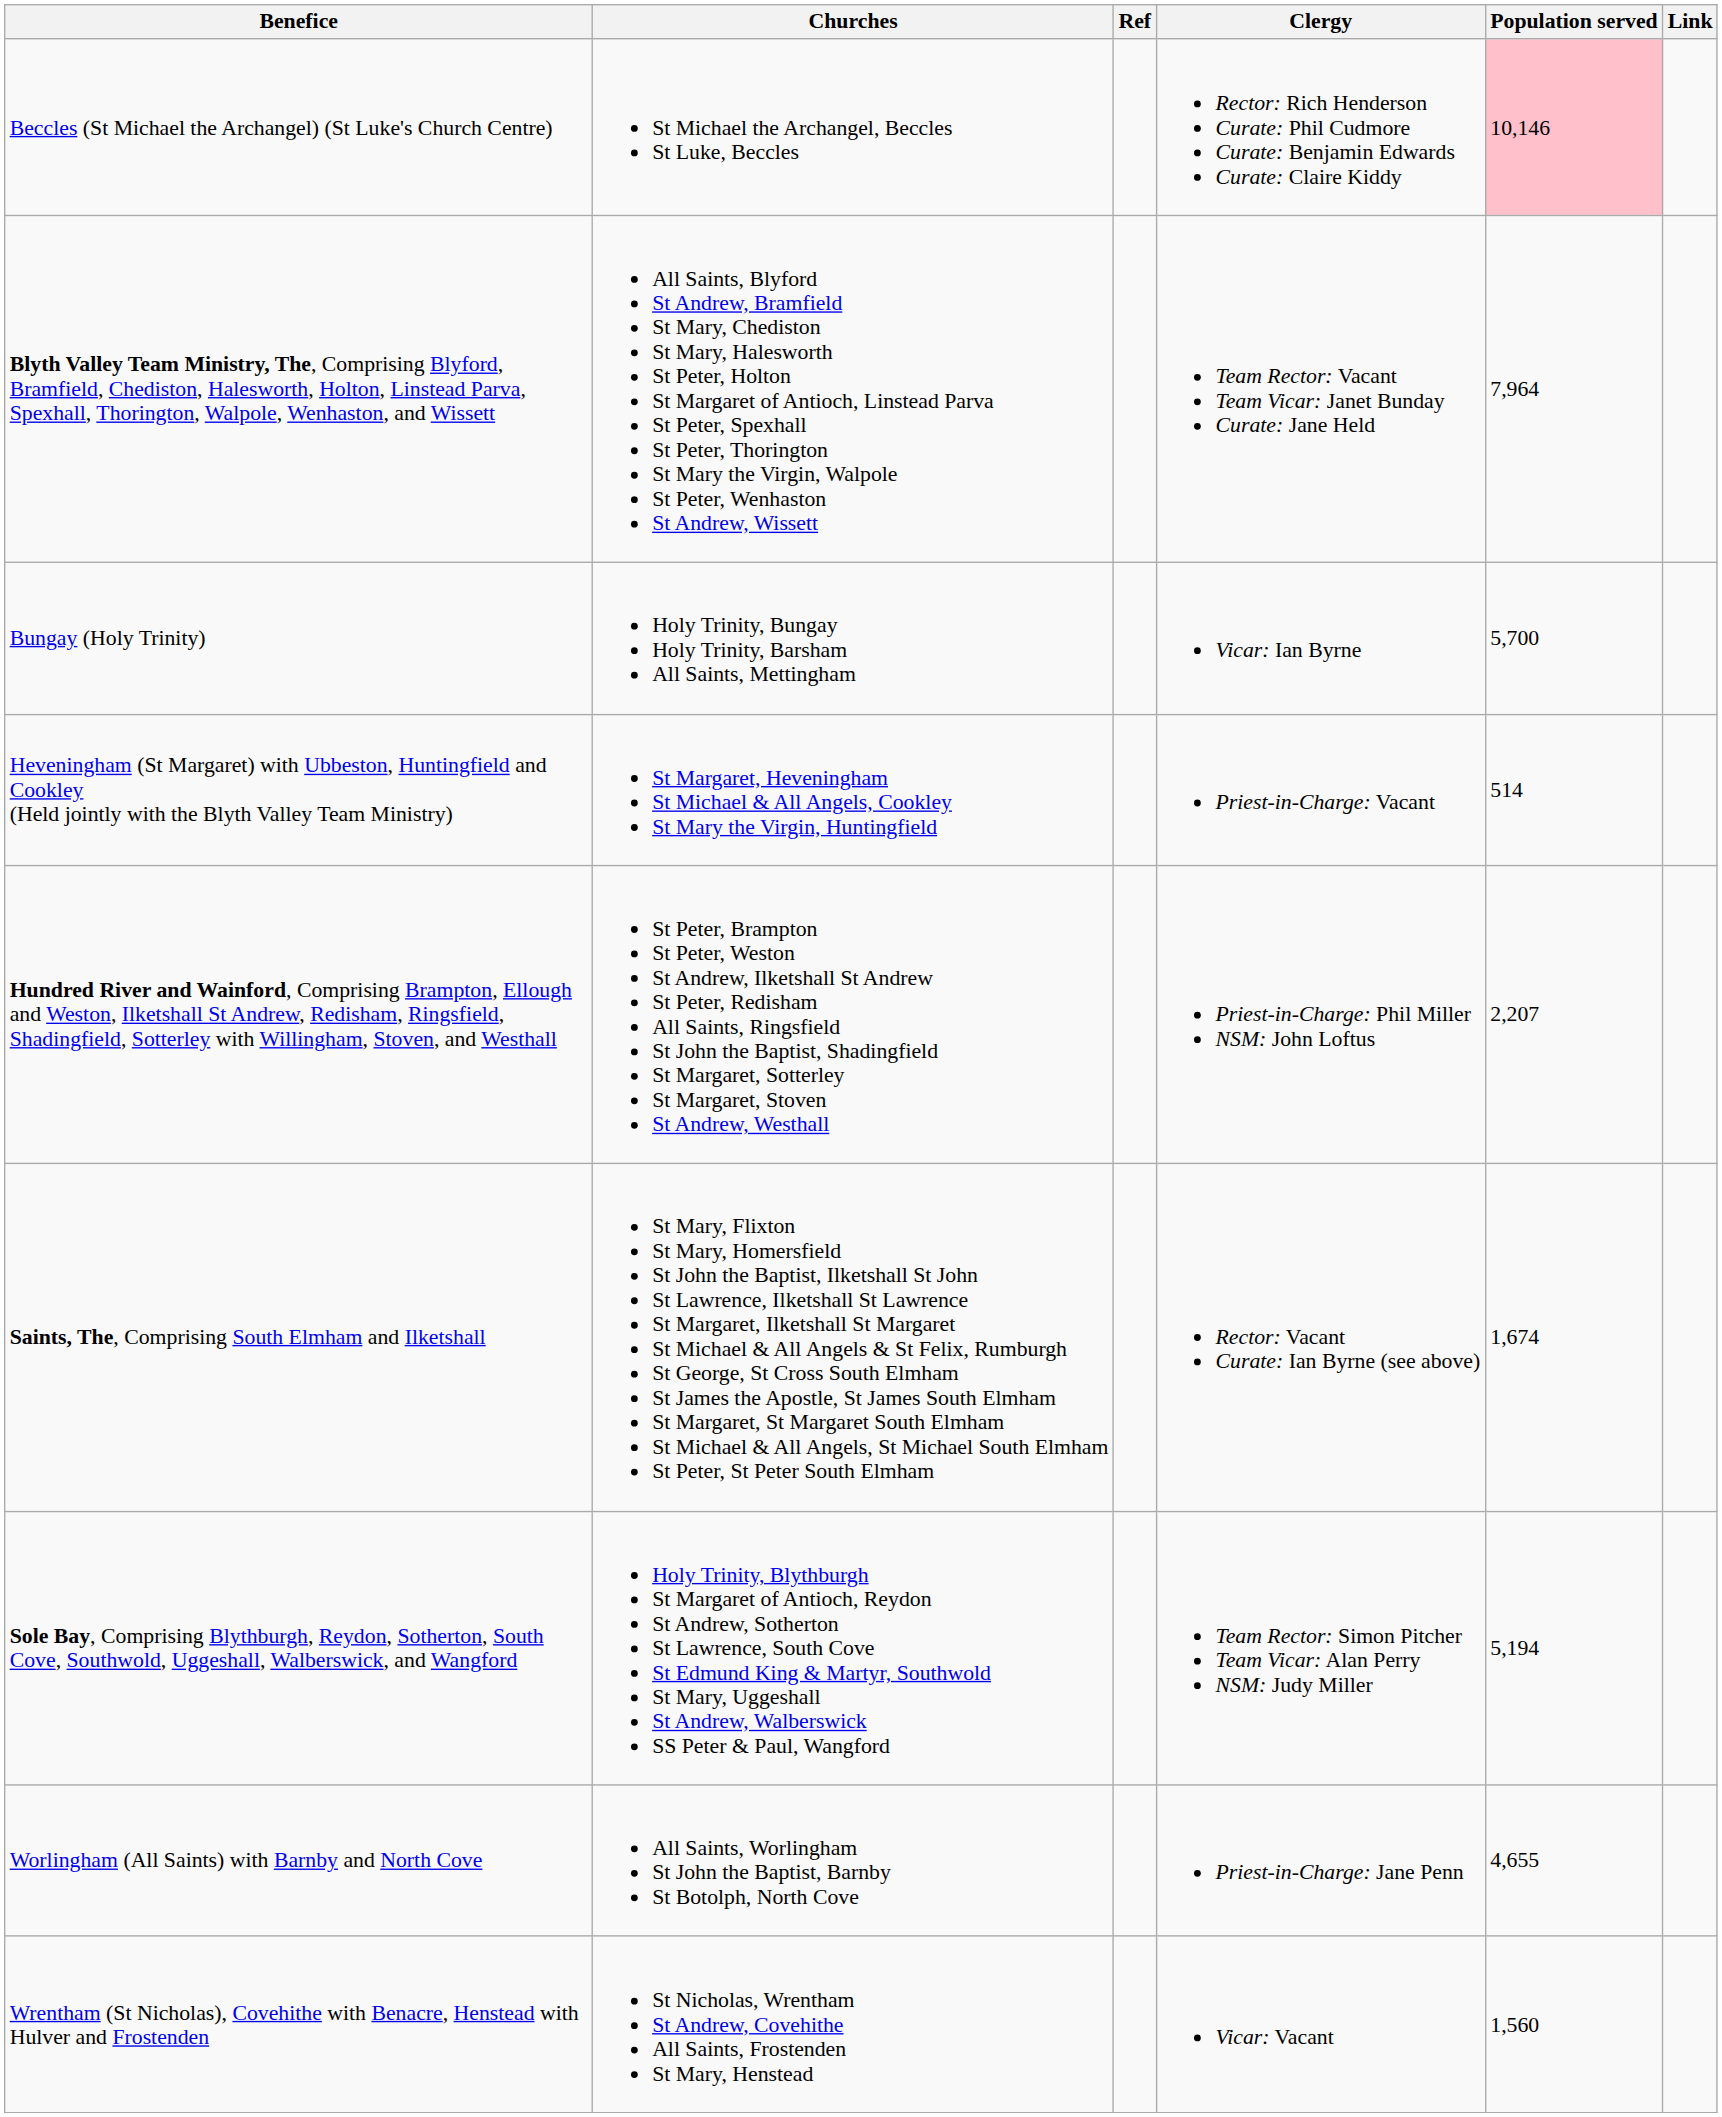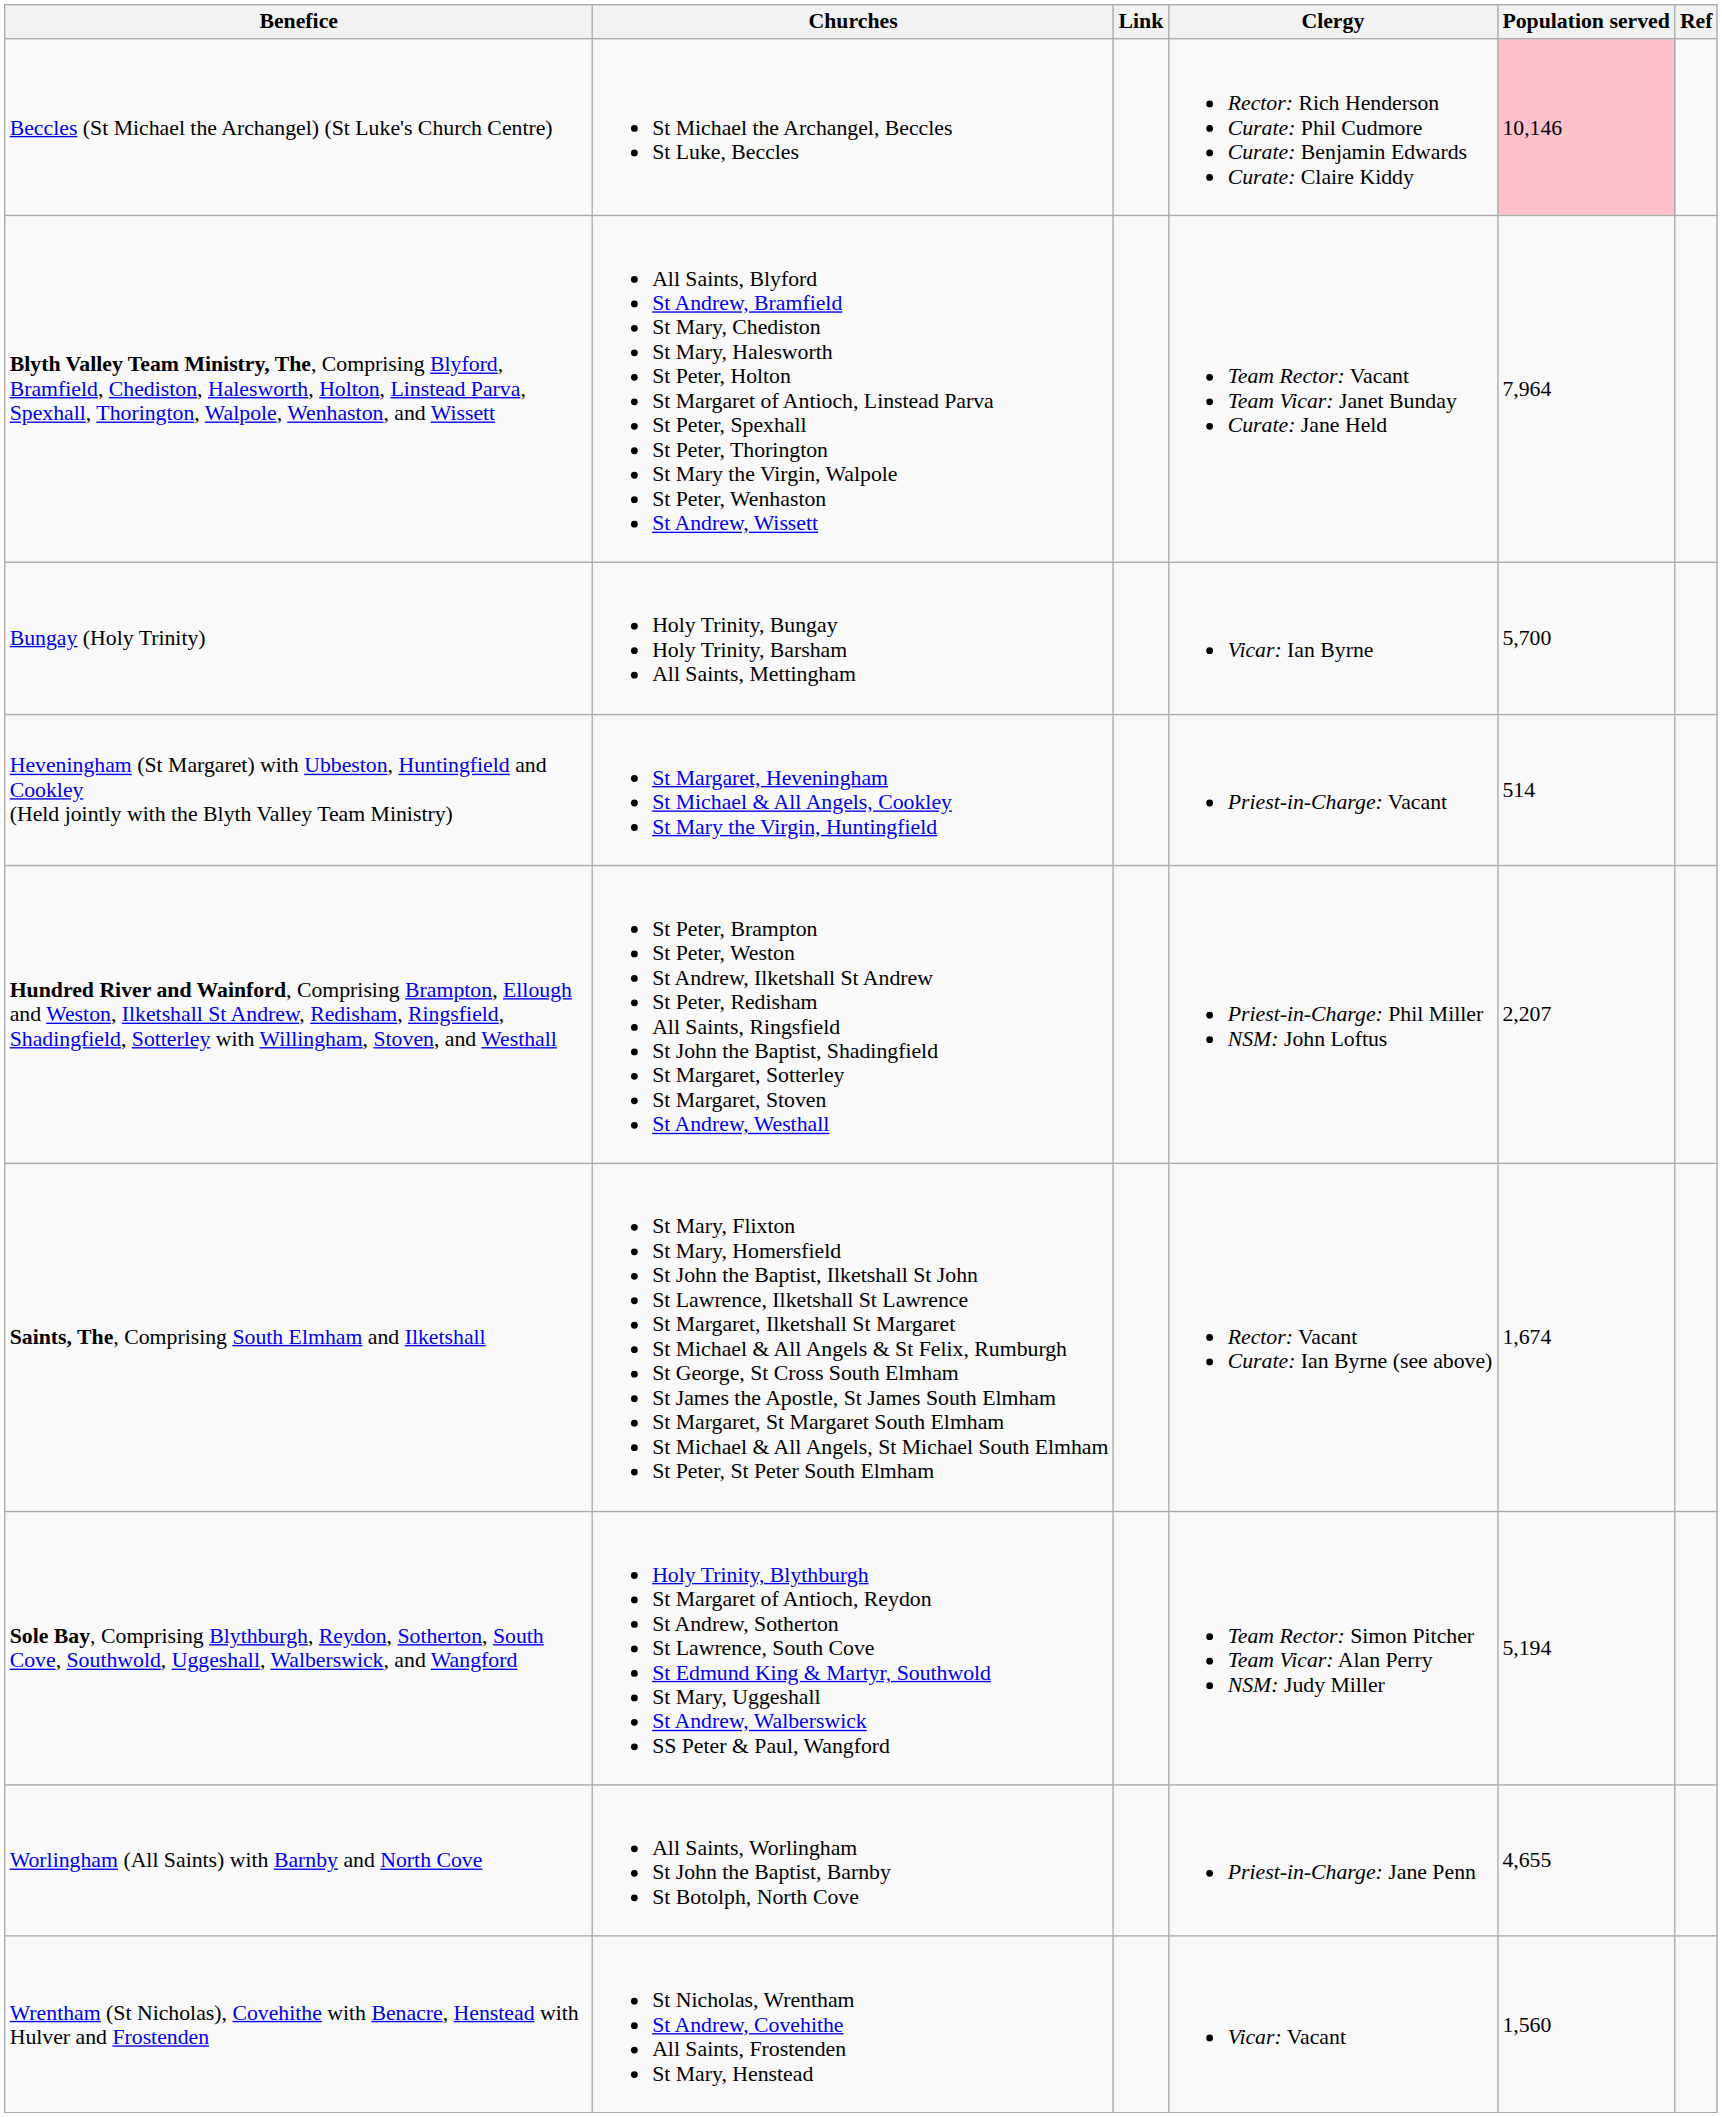columns swapped: (1690, 21) <-> (1135, 21)
